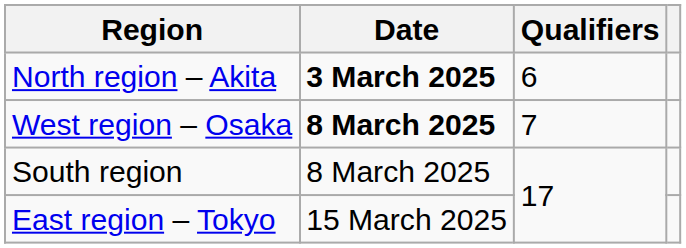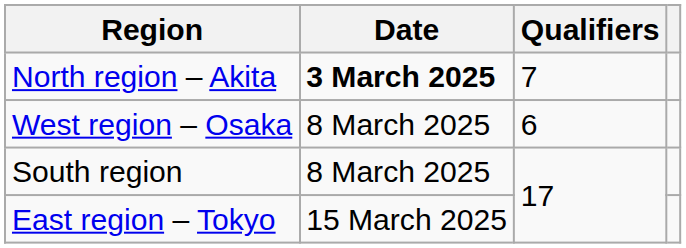(529, 77) 6 -> (529, 77) 7
(401, 124) bold -> (398, 124) normal
(529, 124) 7 -> (529, 124) 6
